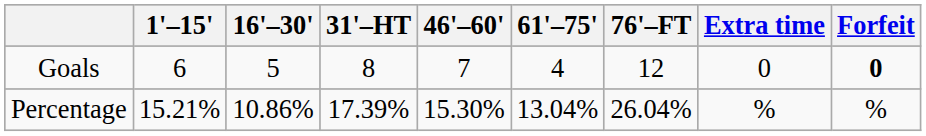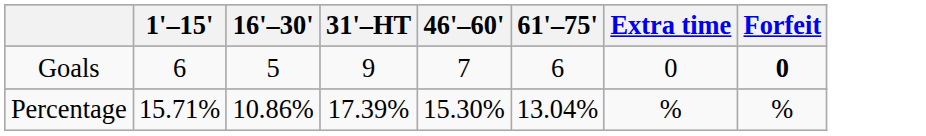- column: (651, 25)
(369, 67) 8 -> (369, 67) 9
(557, 67) 4 -> (557, 67) 6
(180, 109) 15.21% -> (180, 109) 15.71%
